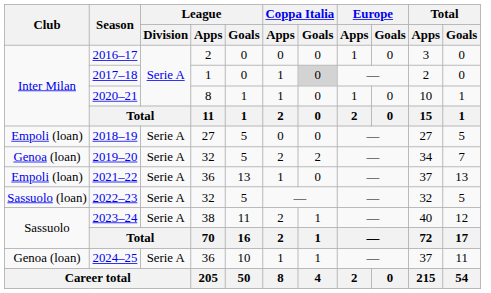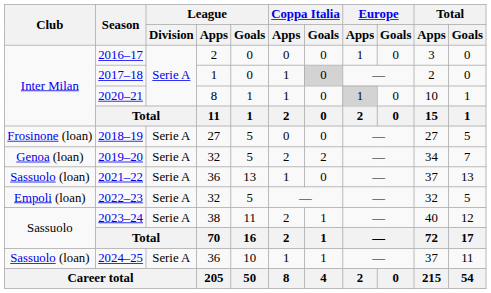(354, 95) no background -> (360, 95) lightgrey background
(47, 136) Empoli (loan) -> (50, 136) Frosinone (loan)
(47, 177) Empoli (loan) -> (50, 177) Sassuolo (loan)
(47, 197) Sassuolo (loan) -> (50, 197) Empoli (loan)
(47, 258) Genoa (loan) -> (50, 258) Sassuolo (loan)
